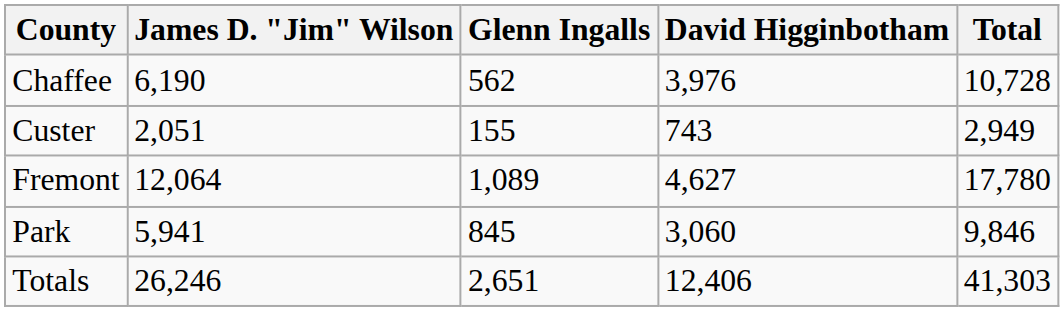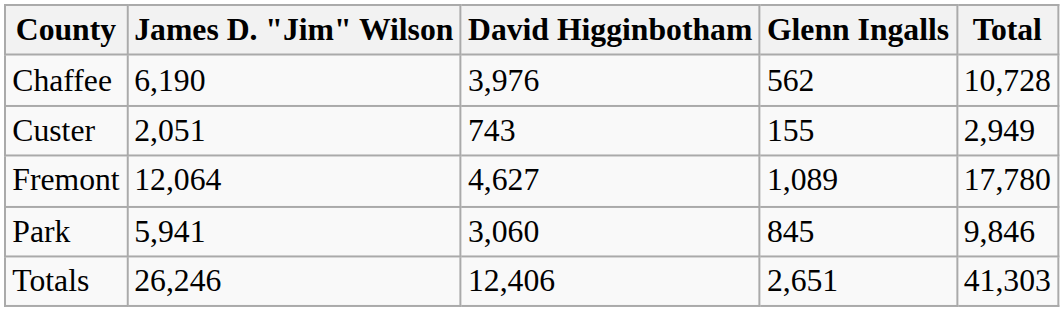columns swapped: (807, 29) <-> (559, 29)
